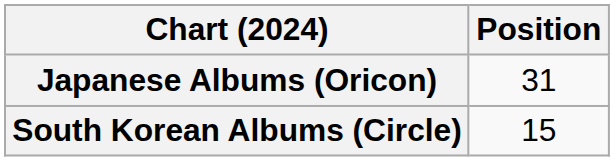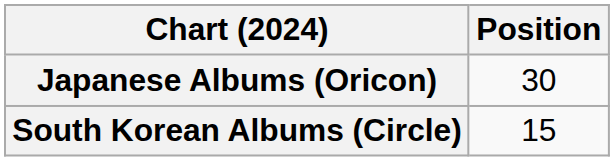(539, 79) 31 -> (539, 79) 30
